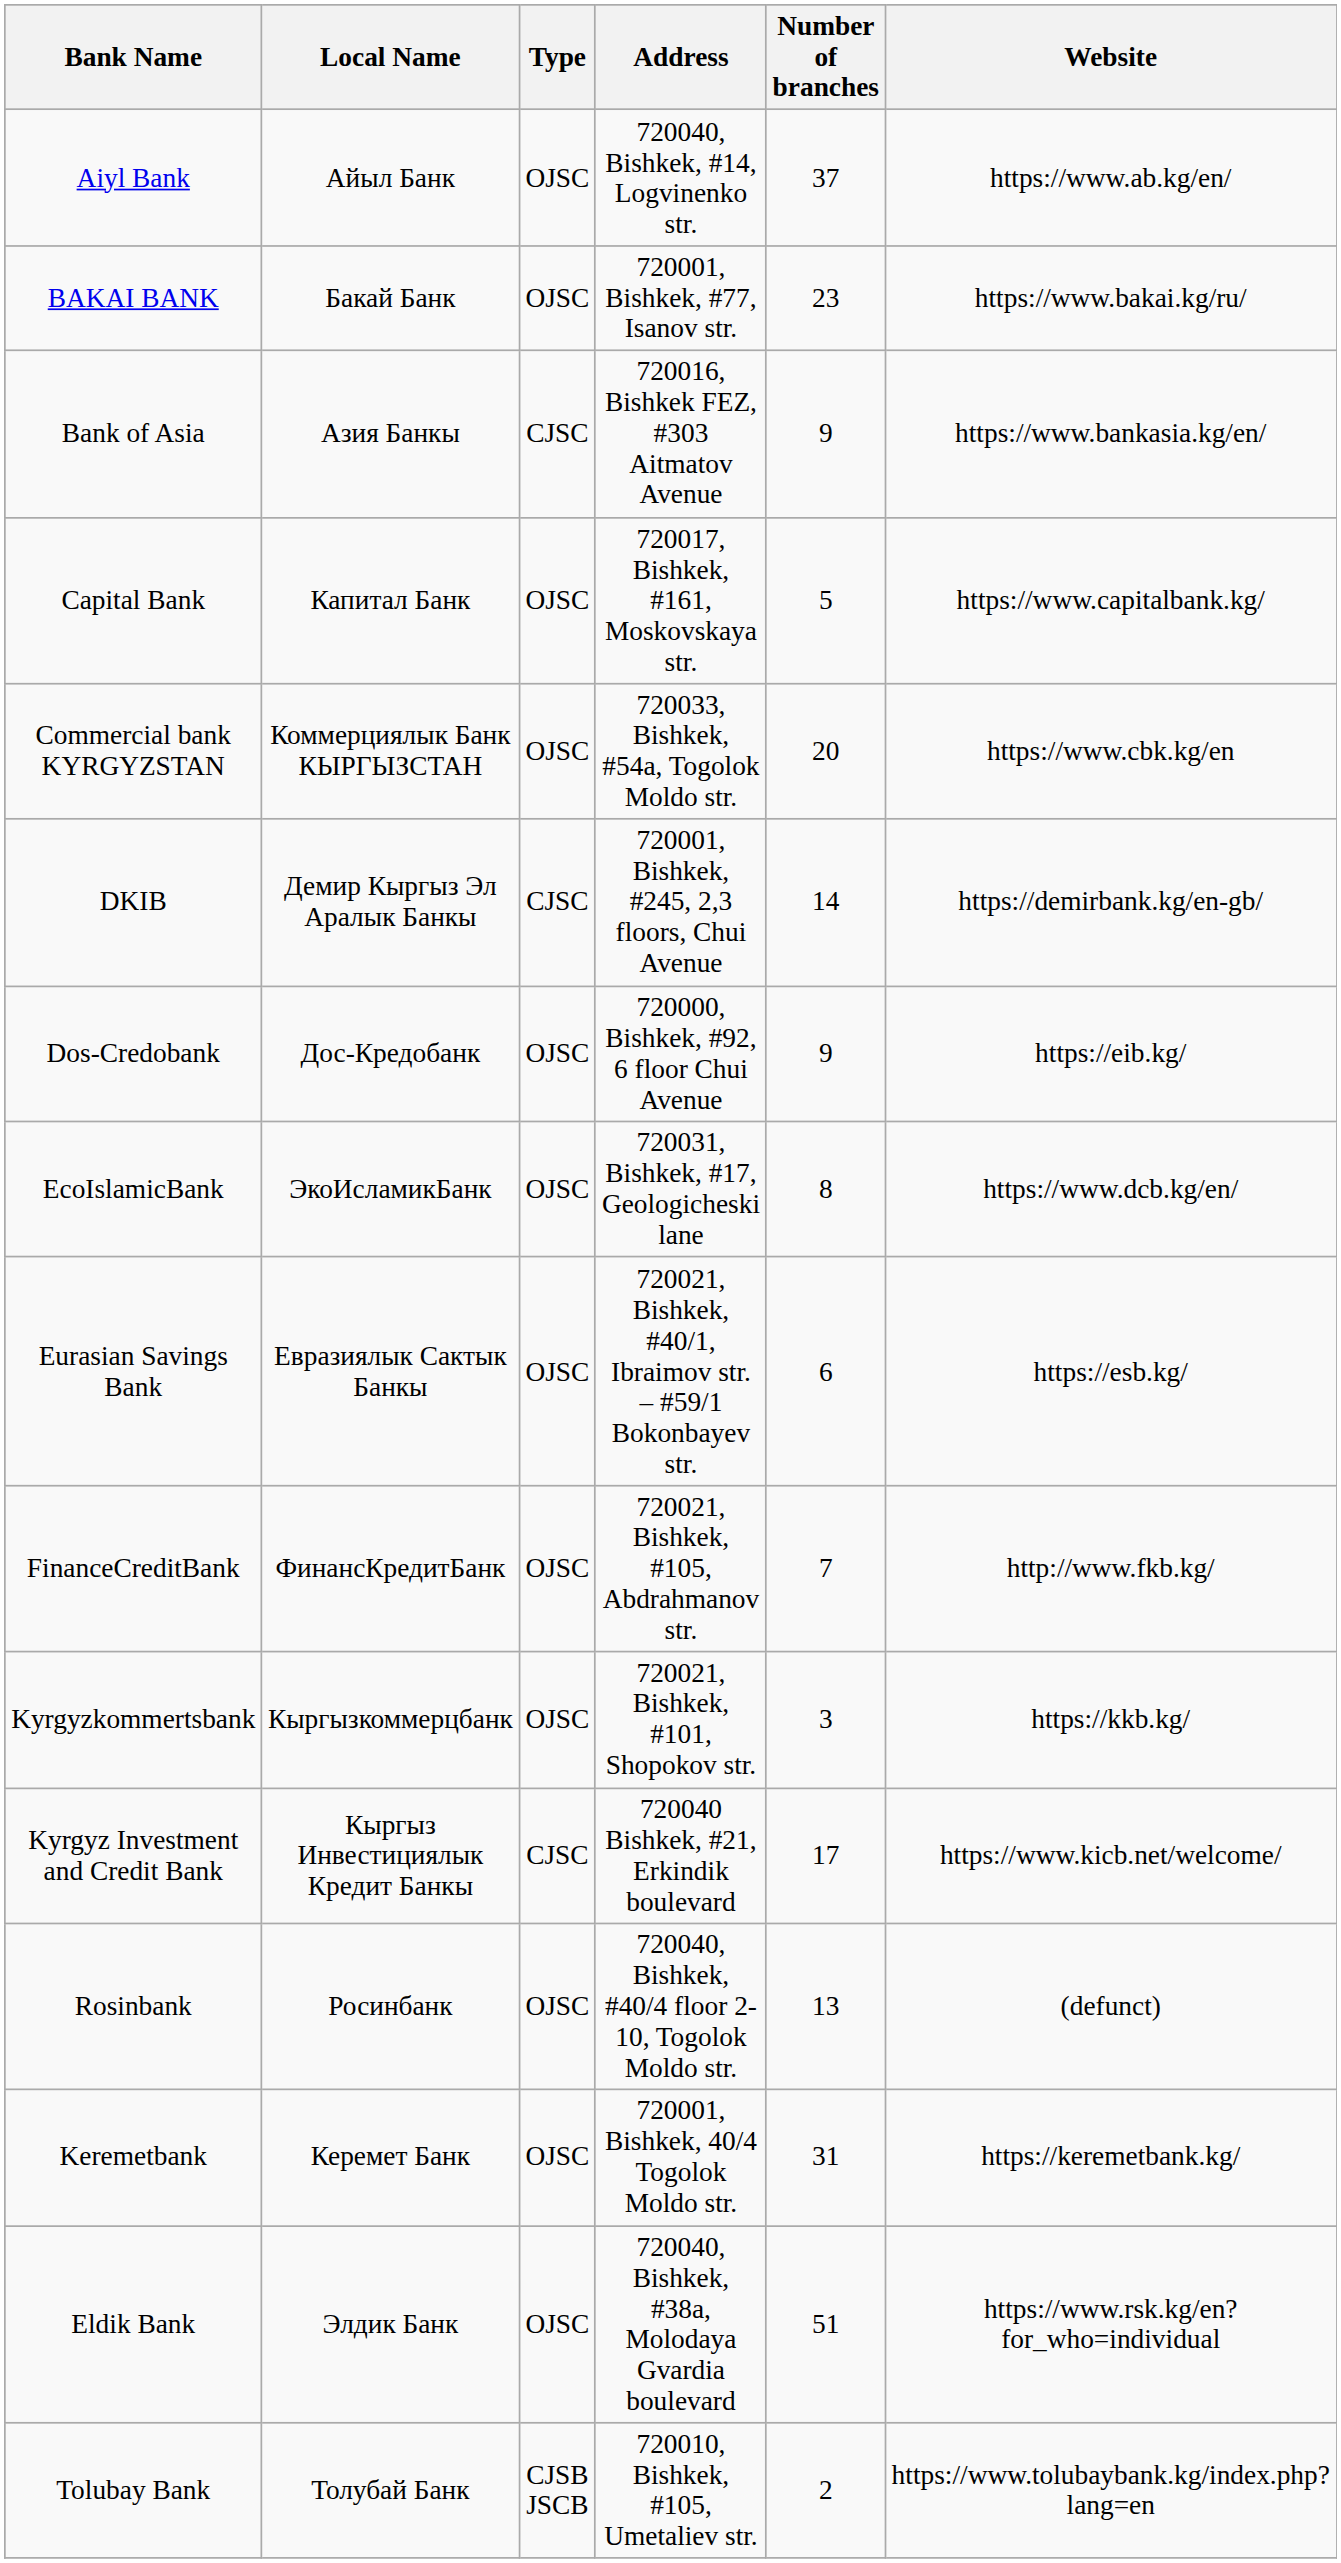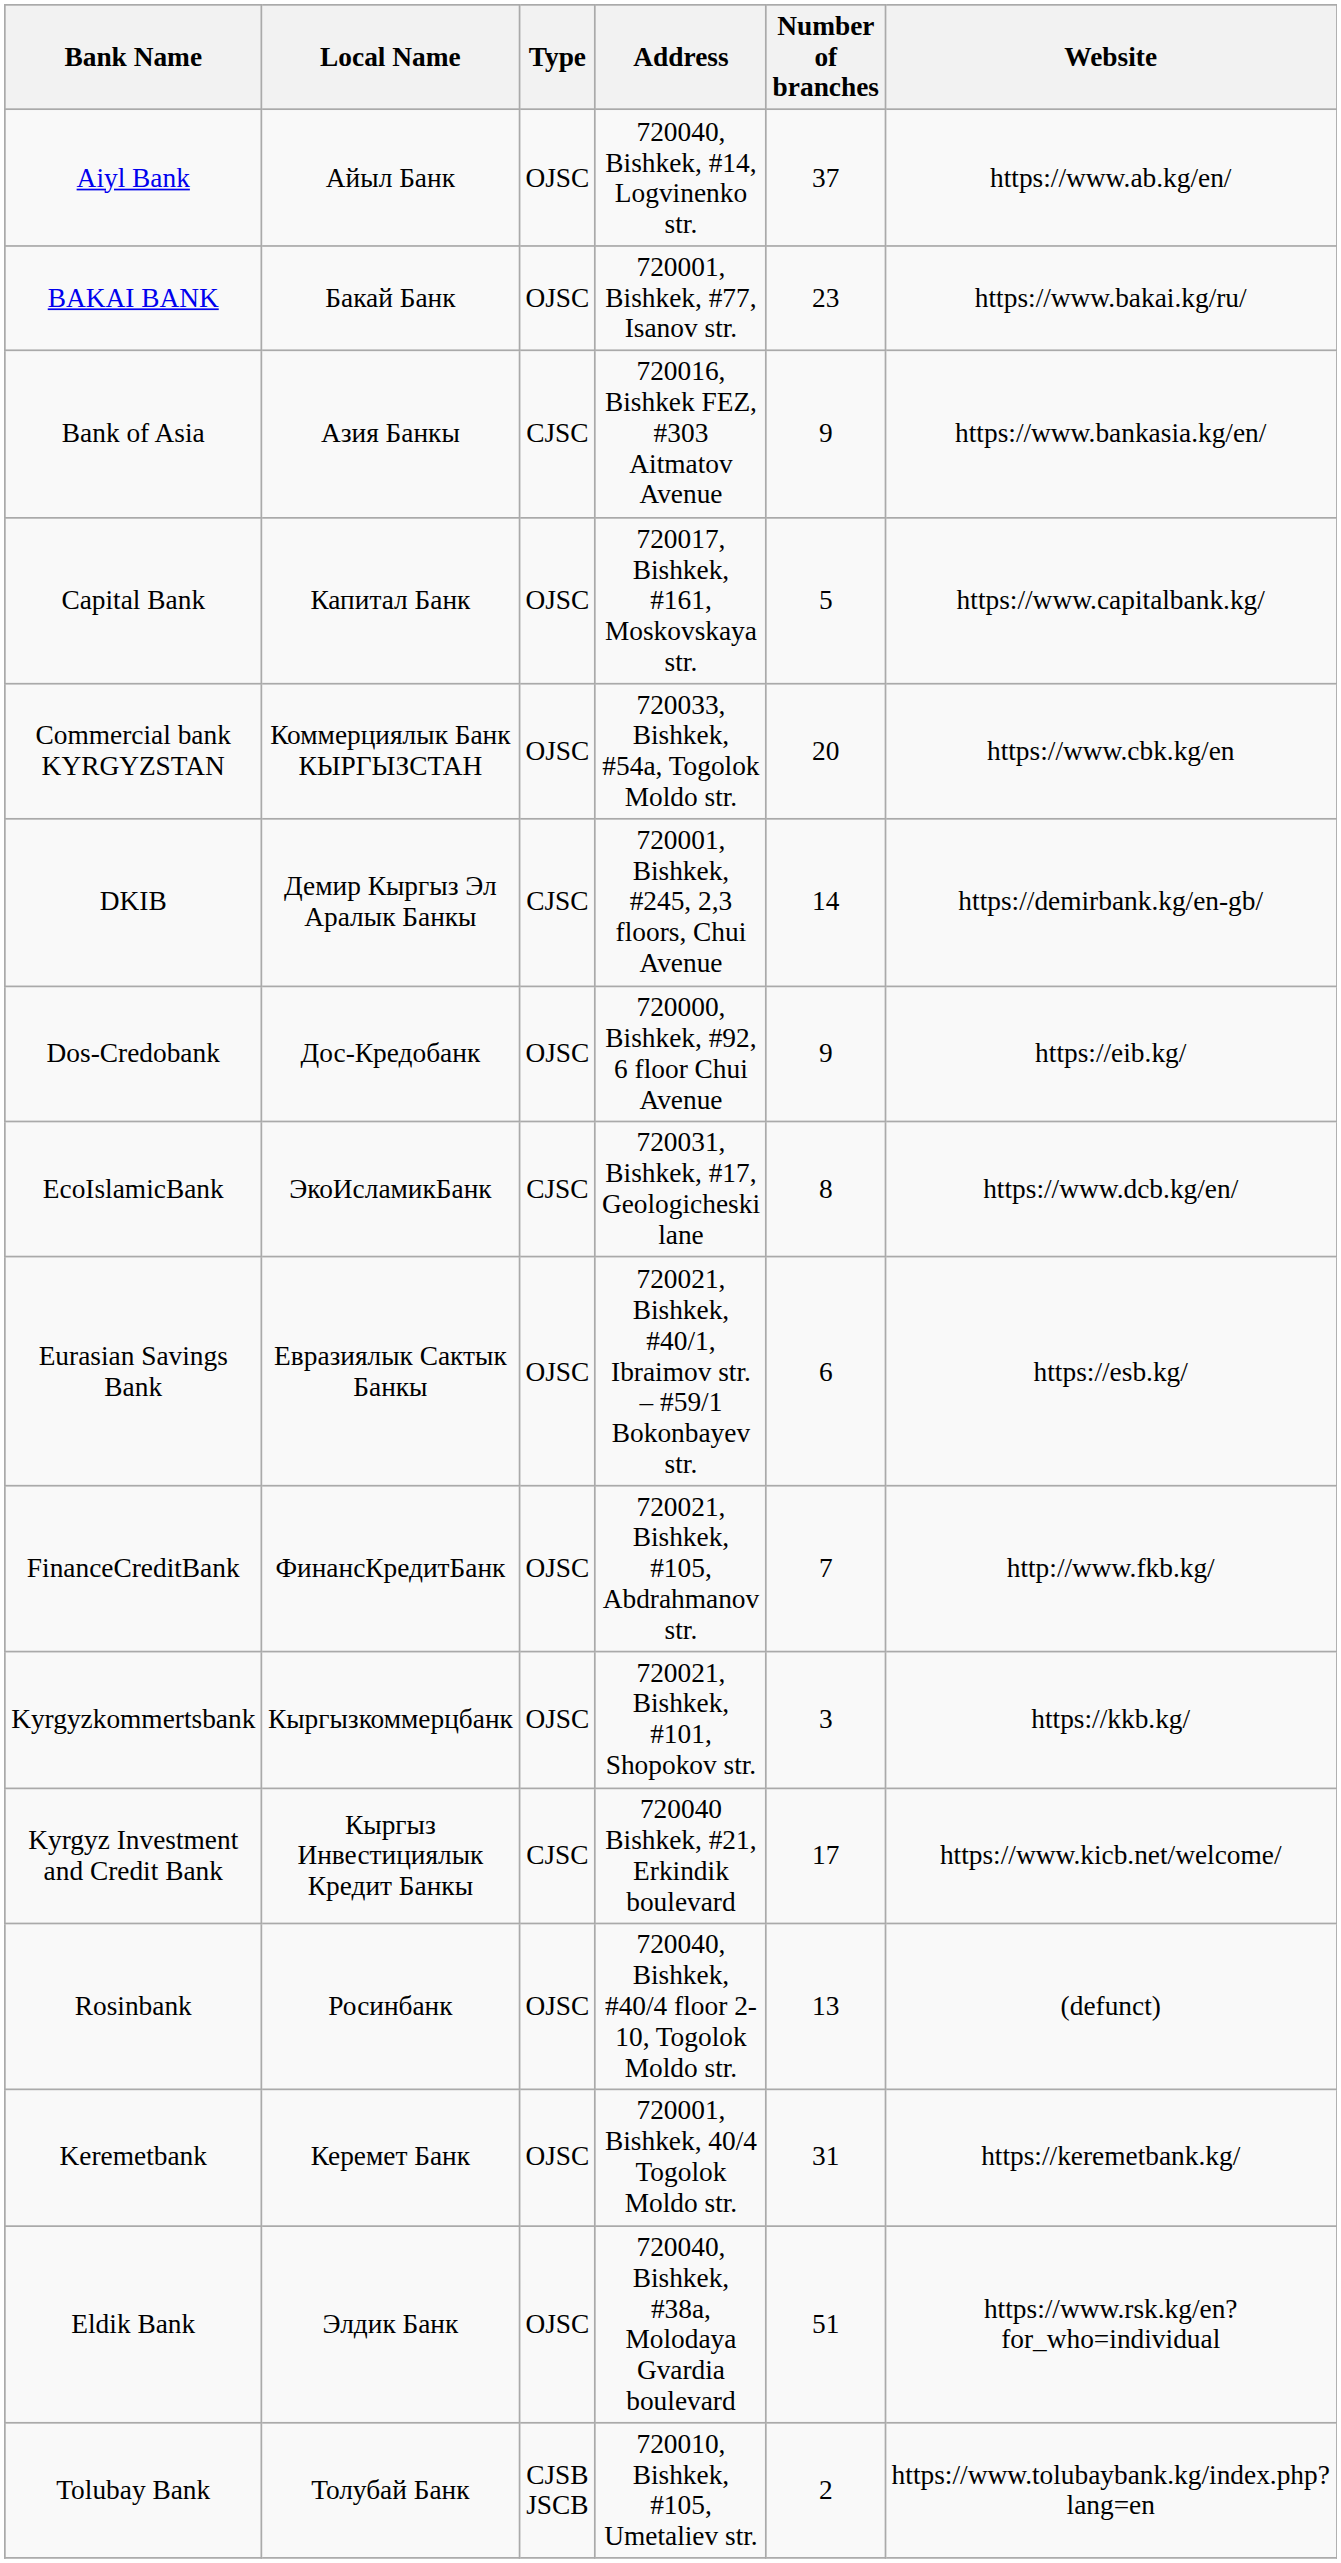(557, 1188) OJSC -> (557, 1188) CJSC
